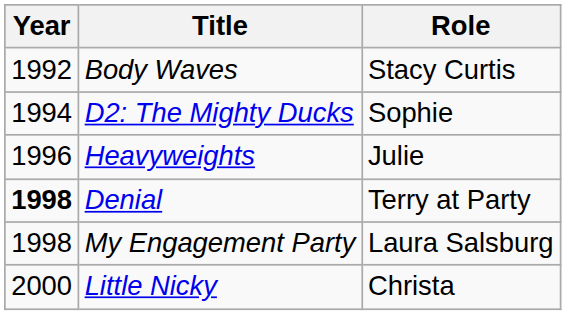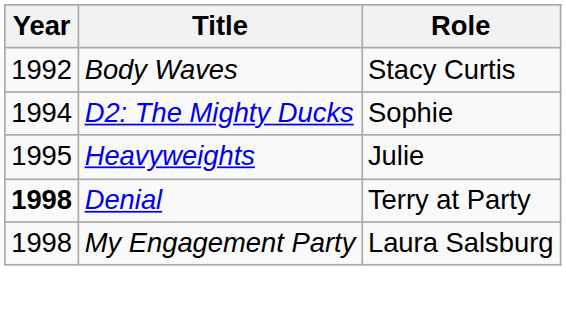(42, 156) 1996 -> (42, 156) 1995
- row: (151, 286)
